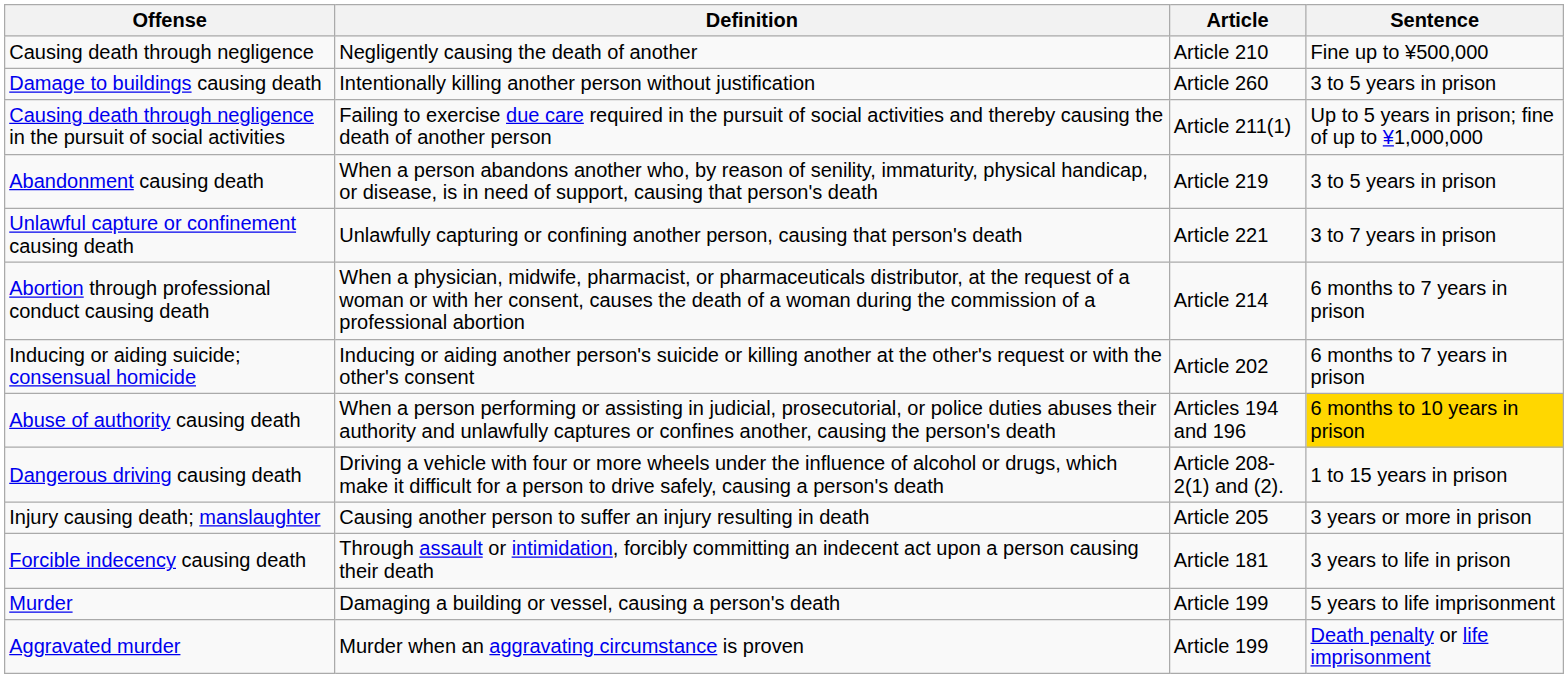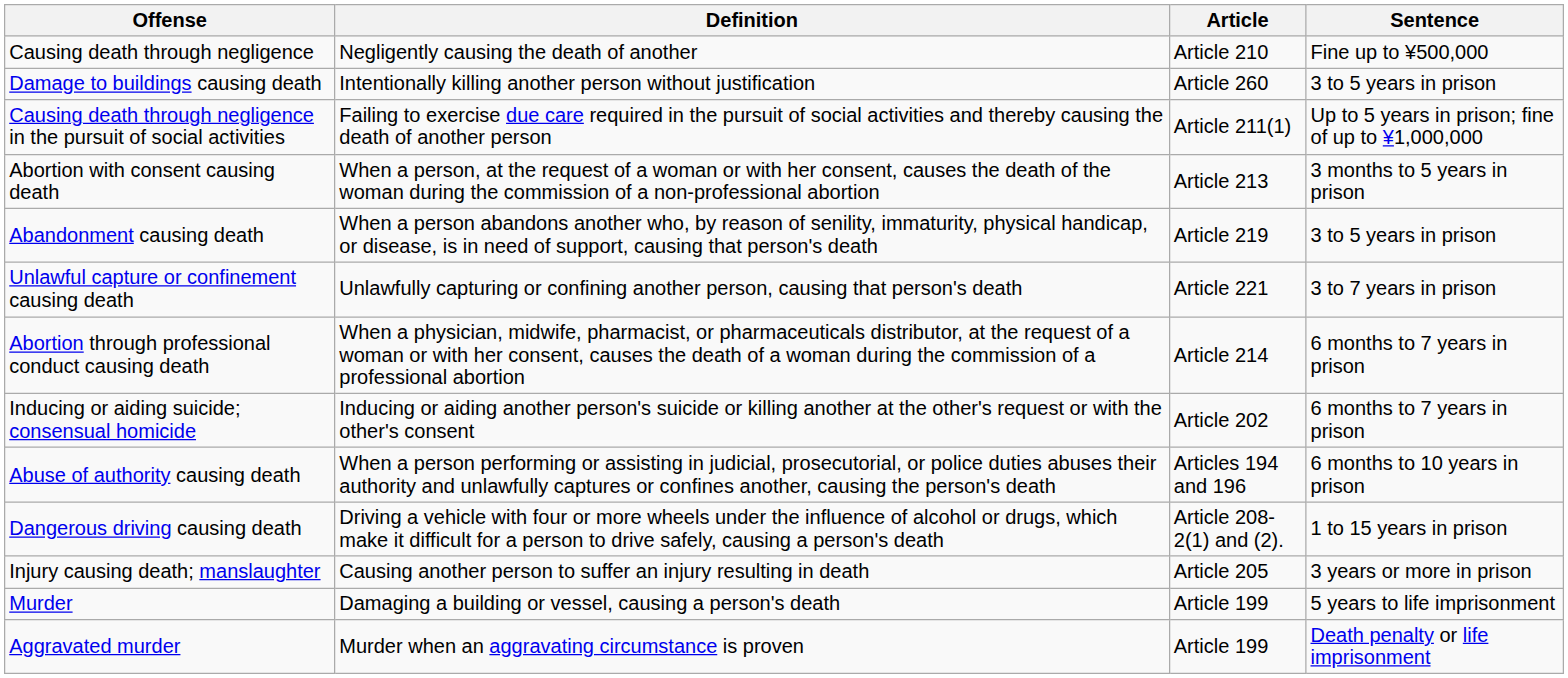+ row: (142, 180)
(1414, 420) gold background -> (1414, 474) no background
- row: (158, 560)
